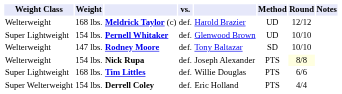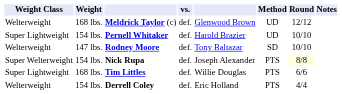(220, 22) Harold Brazier -> (225, 22) Glenwood Brown
(225, 35) Glenwood Brown -> (220, 35) Harold Brazier
(28, 60) Welterweight -> (39, 60) Super Welterweight
(39, 85) Super Welterweight -> (28, 85) Welterweight
